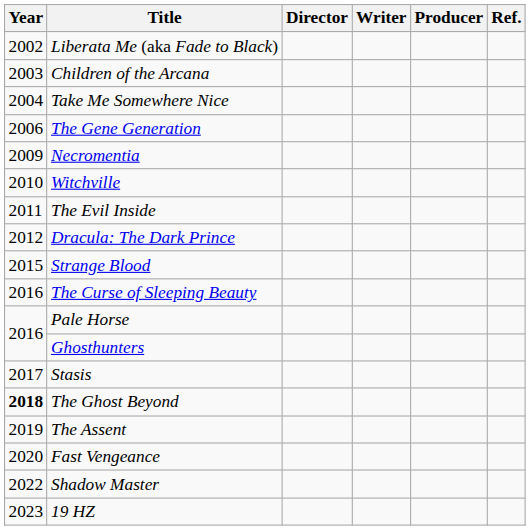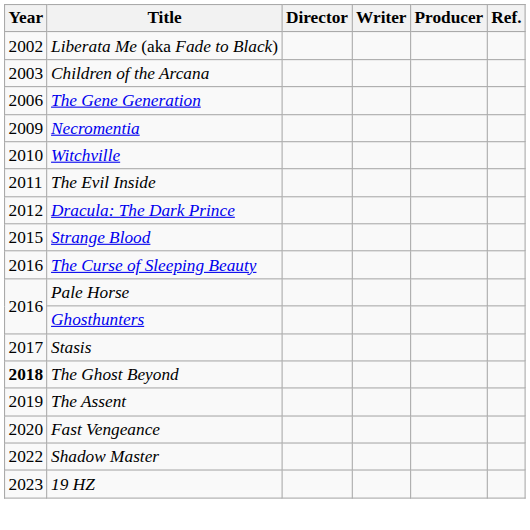- row: (140, 100)
